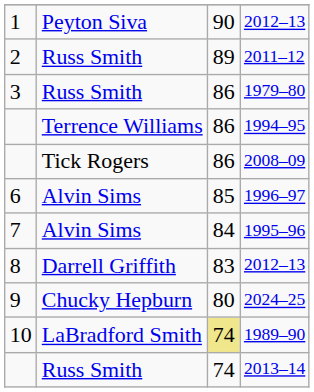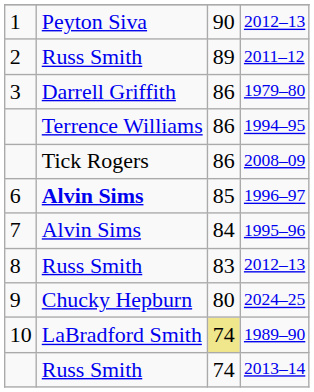(92, 91) Russ Smith -> (109, 91) Darrell Griffith
(91, 195) normal -> (93, 195) bold
(109, 265) Darrell Griffith -> (92, 265) Russ Smith
